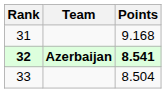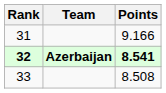(138, 35) 9.168 -> (138, 35) 9.166
(138, 77) 8.504 -> (138, 77) 8.508
